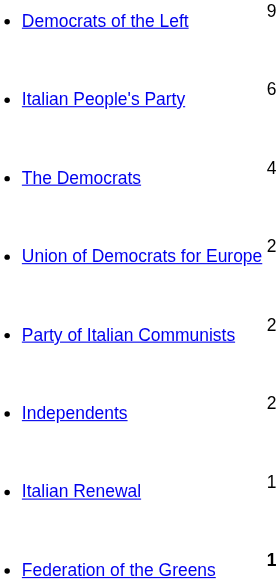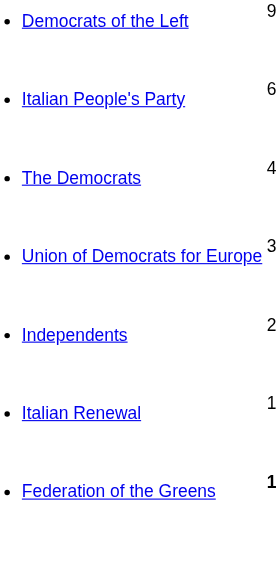(271, 247) 2 -> (271, 247) 3
- row: (120, 335)
